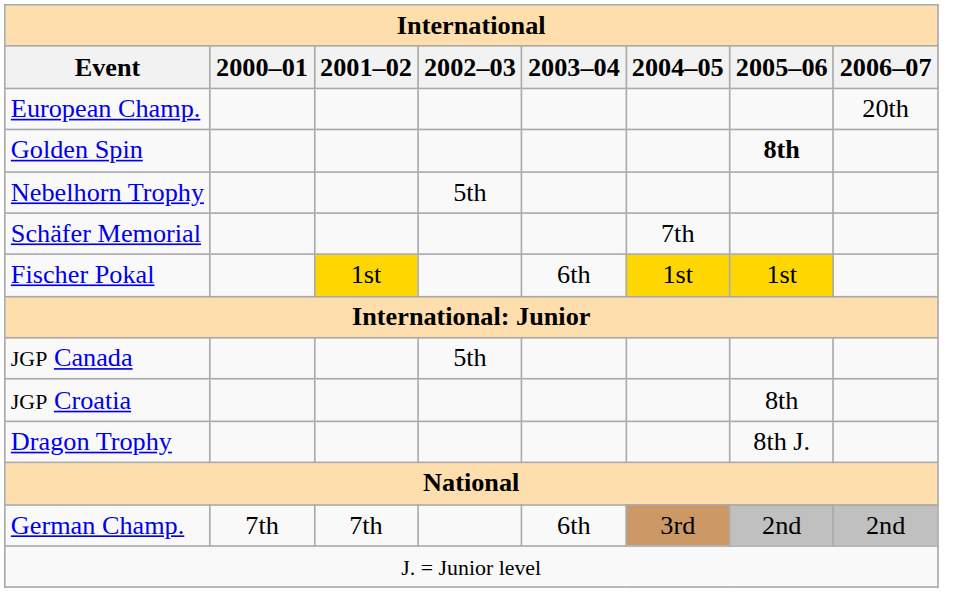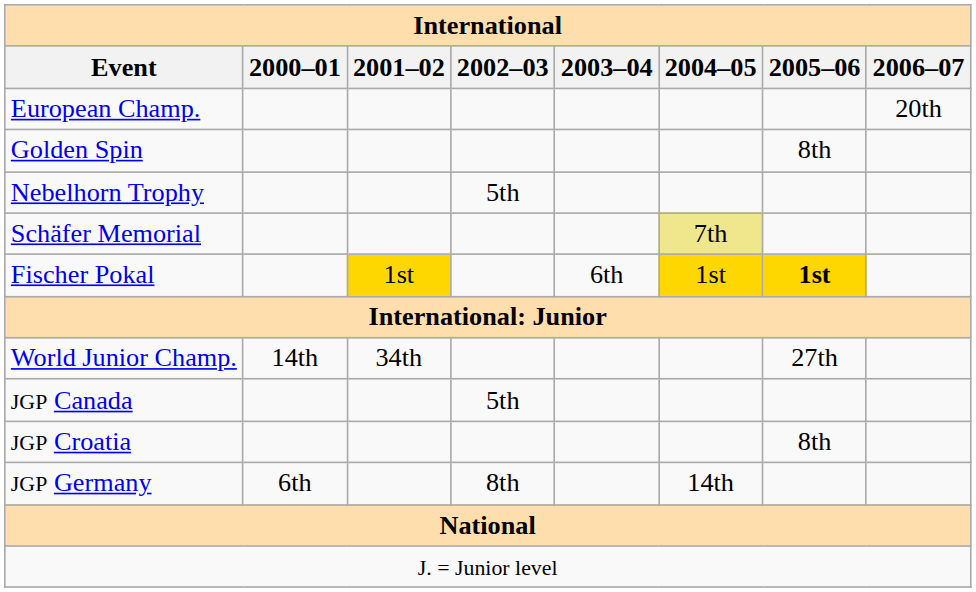(782, 150) bold -> (815, 150) normal
(678, 233) no background -> (711, 233) khaki background
(782, 274) normal -> (815, 274) bold
+ row: (124, 358)
+ row: (81, 483)
- row: (91, 441)
- row: (98, 524)
